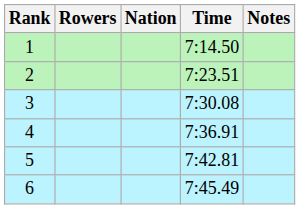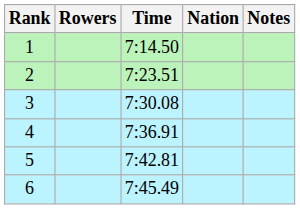columns swapped: (151, 18) <-> (212, 18)
